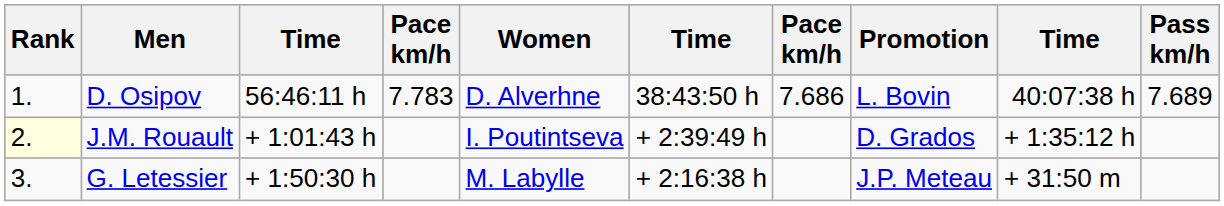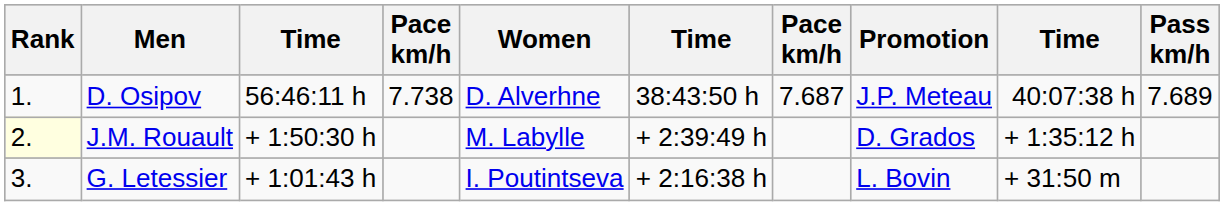(421, 95) 7.783 -> (421, 95) 7.738
(812, 95) 7.686 -> (812, 95) 7.687
(903, 95) L. Bovin -> (924, 95) J.P. Meteau
(311, 137) + 1:01:43 h -> (311, 137) + 1:50:30 h
(545, 137) I. Poutintseva -> (525, 137) M. Labylle
(311, 178) + 1:50:30 h -> (311, 178) + 1:01:43 h
(525, 178) M. Labylle -> (545, 178) I. Poutintseva
(924, 178) J.P. Meteau -> (903, 178) L. Bovin
